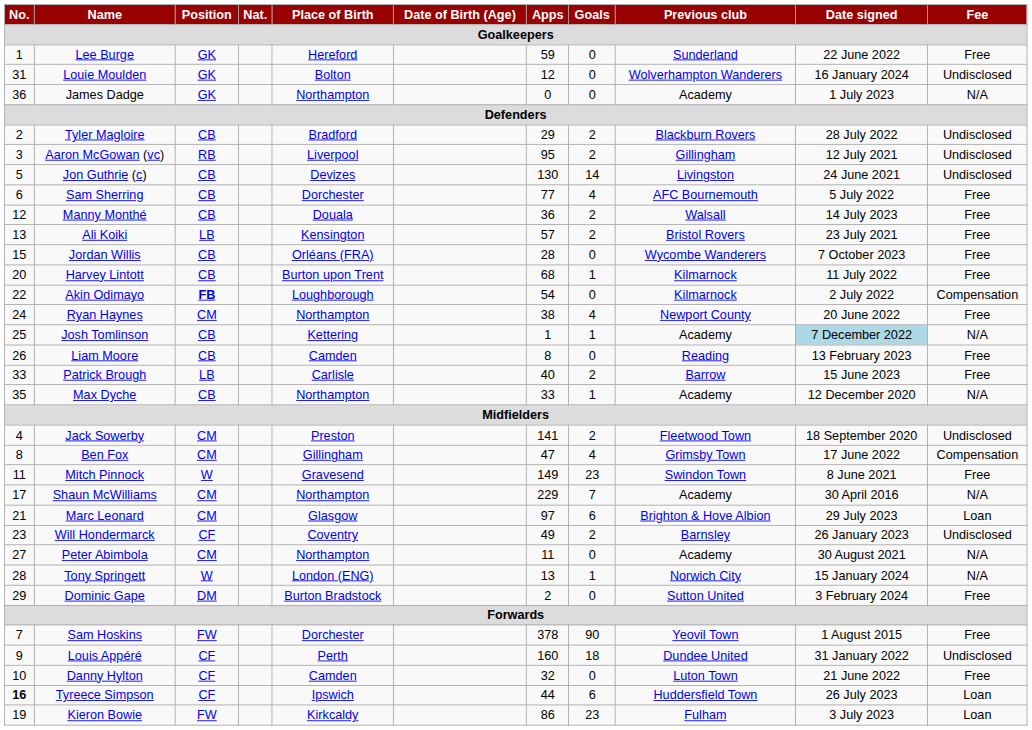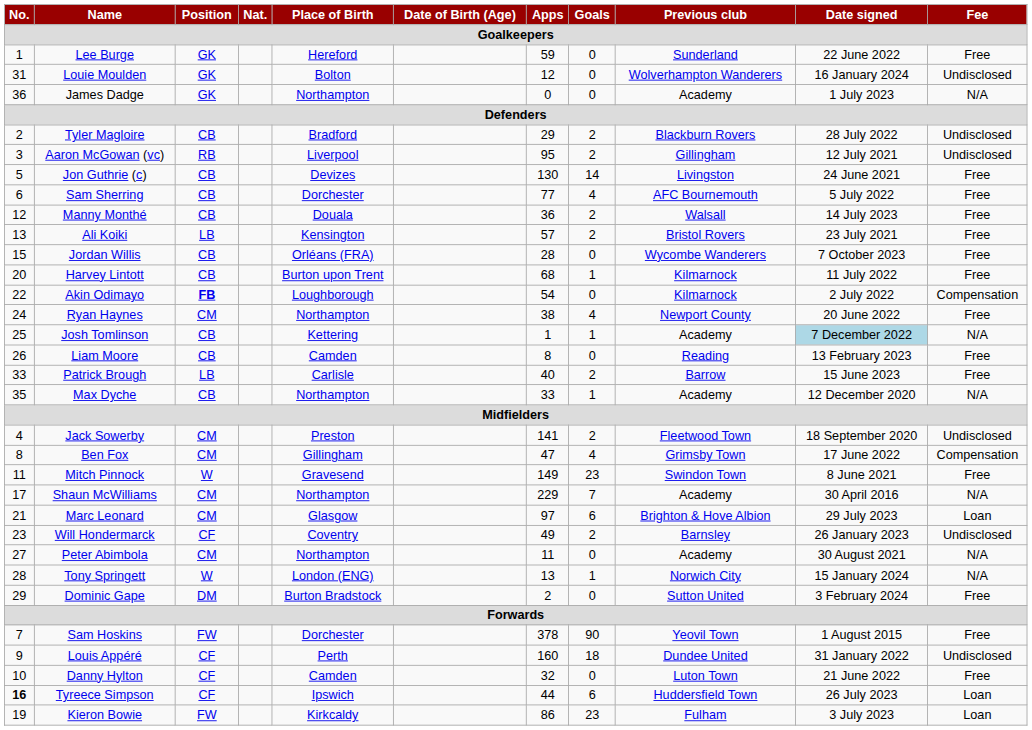(977, 175) Undisclosed -> (977, 175) Free
